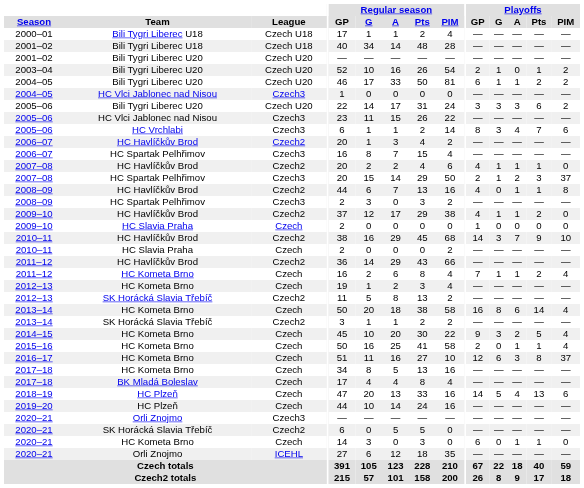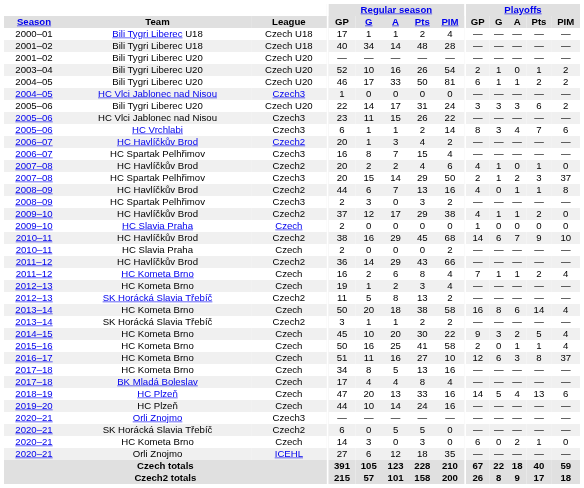(517, 166) 1 -> (517, 166) 0
(499, 238) 3 -> (499, 238) 6
(517, 442) 1 -> (517, 442) 2
